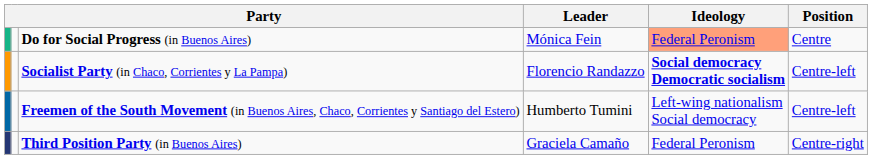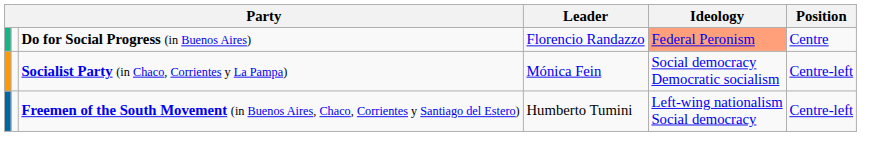(564, 39) Mónica Fein -> (586, 39) Florencio Randazzo
(586, 71) Florencio Randazzo -> (564, 71) Mónica Fein
(718, 71) bold -> (715, 71) normal
- row: (132, 142)
